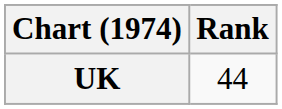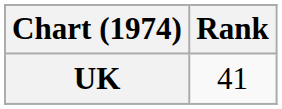(232, 78) 44 -> (232, 78) 41
